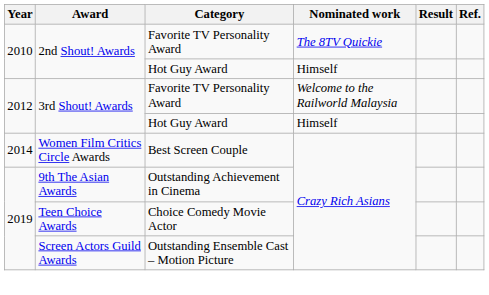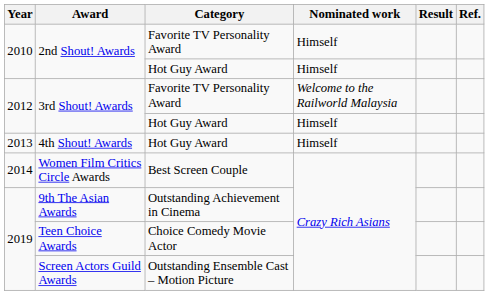(339, 41) The 8TV Quickie -> (317, 41) Himself
+ row: (85, 143)
